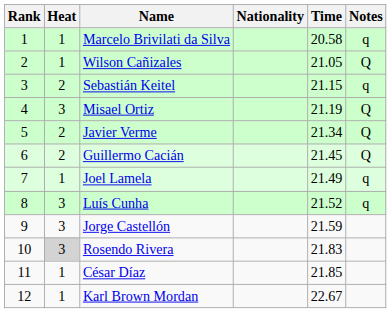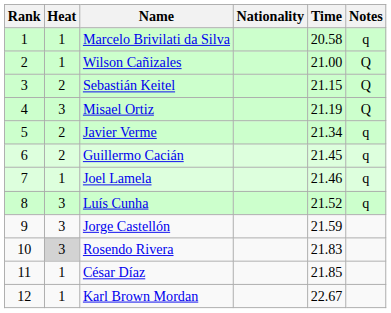(327, 62) 21.05 -> (327, 62) 21.00
(366, 86) q -> (366, 86) Q
(366, 132) Q -> (366, 132) q
(366, 156) Q -> (366, 156) q
(327, 179) 21.49 -> (327, 179) 21.46
